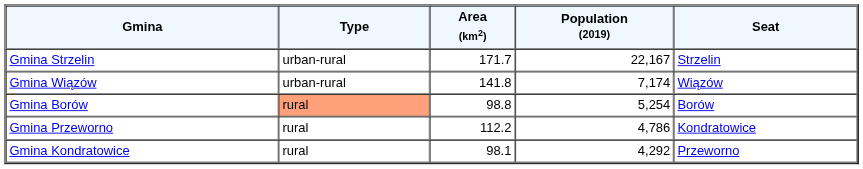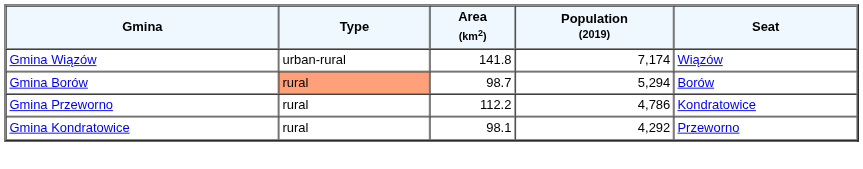- row: (52, 59)
(499, 105) 98.8 -> (499, 82) 98.7
(654, 105) 5,254 -> (654, 82) 5,294
